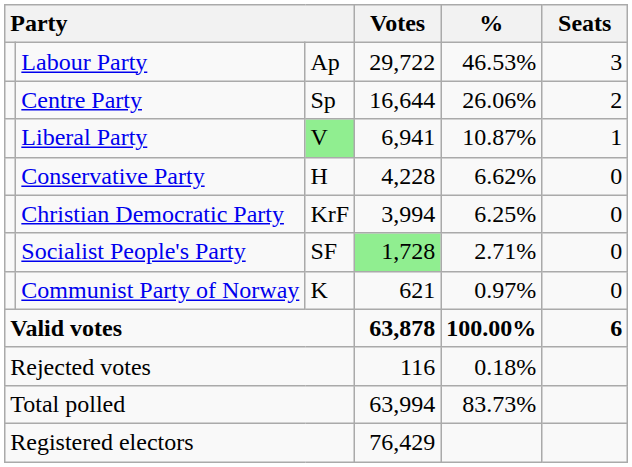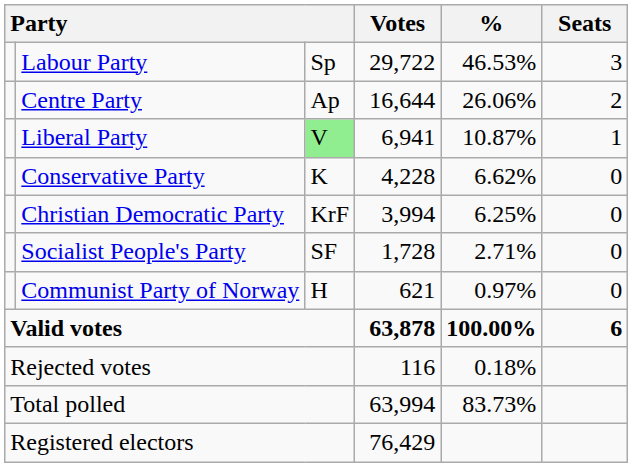(325, 61) Ap -> (323, 61) Sp
(323, 99) Sp -> (325, 99) Ap
(319, 175) H -> (319, 175) K
(408, 251) lightgreen background -> (408, 251) no background
(319, 289) K -> (319, 289) H
